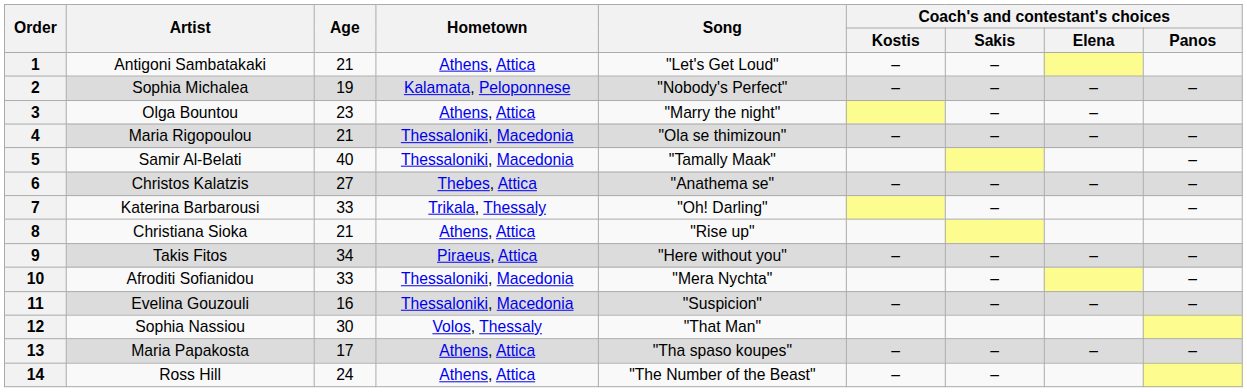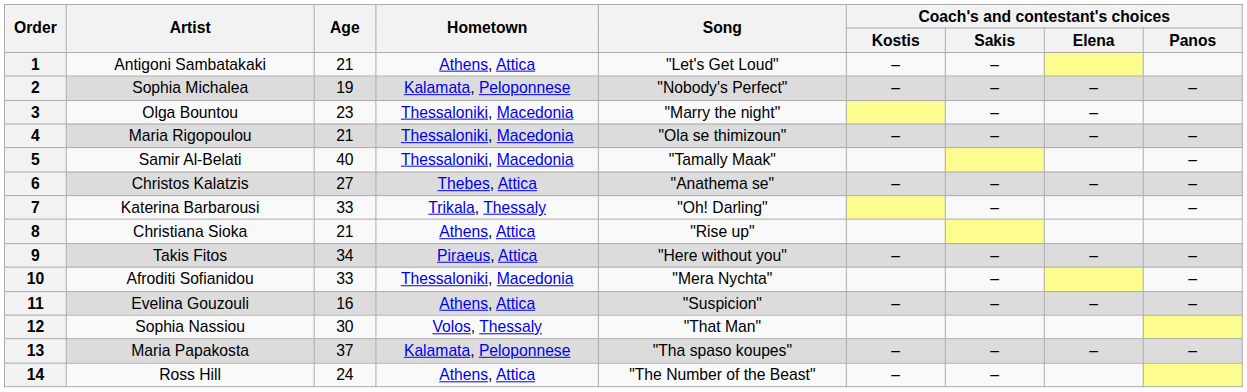(487, 112) Athens, Attica -> (487, 112) Thessaloniki, Macedonia
(487, 303) Thessaloniki, Macedonia -> (487, 303) Athens, Attica
(345, 351) 17 -> (345, 351) 37
(487, 351) Athens, Attica -> (487, 351) Kalamata, Peloponnese
